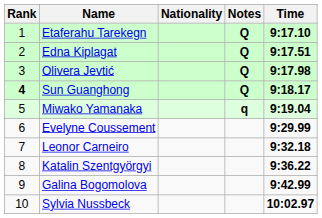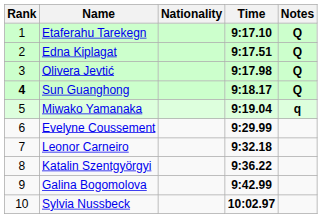columns swapped: (290, 14) <-> (244, 14)
